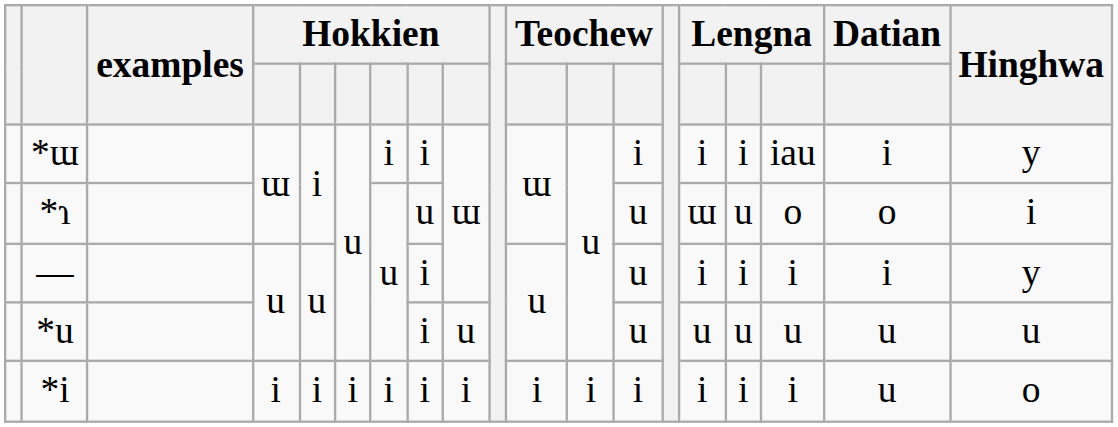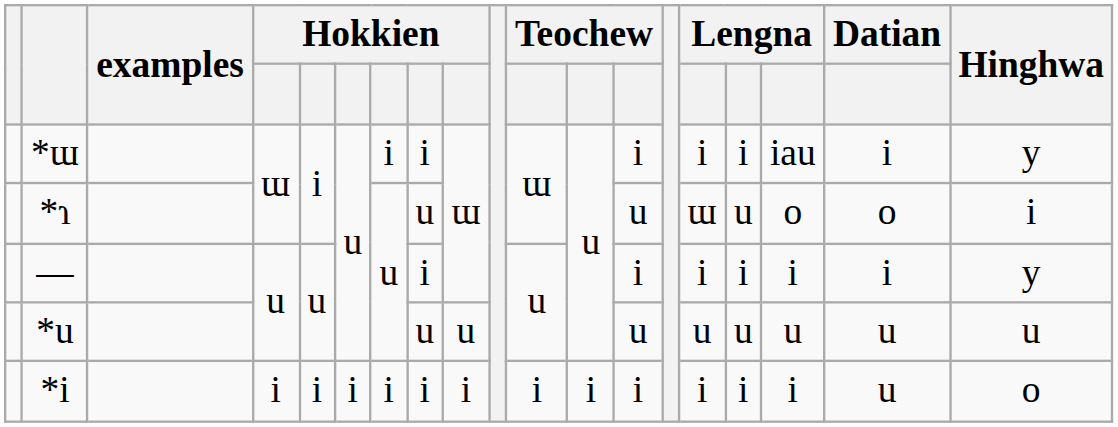(638, 271) u -> (638, 271) i
(425, 331) i -> (425, 331) u
